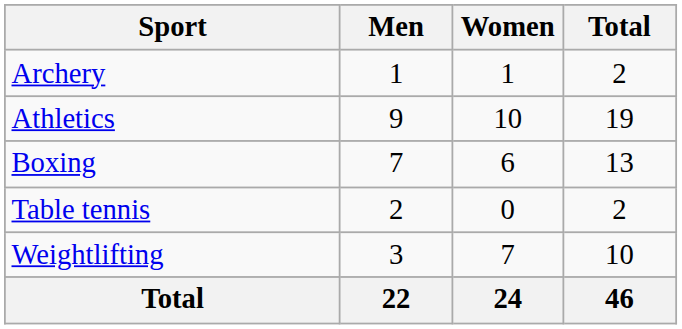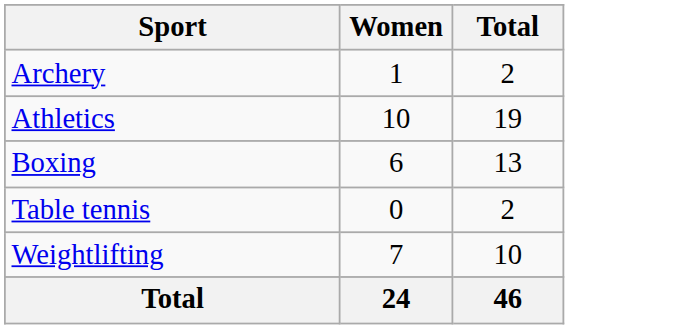- column: (396, 27)
